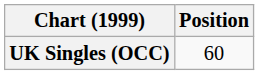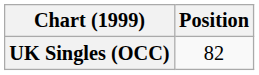(214, 52) 60 -> (214, 52) 82
